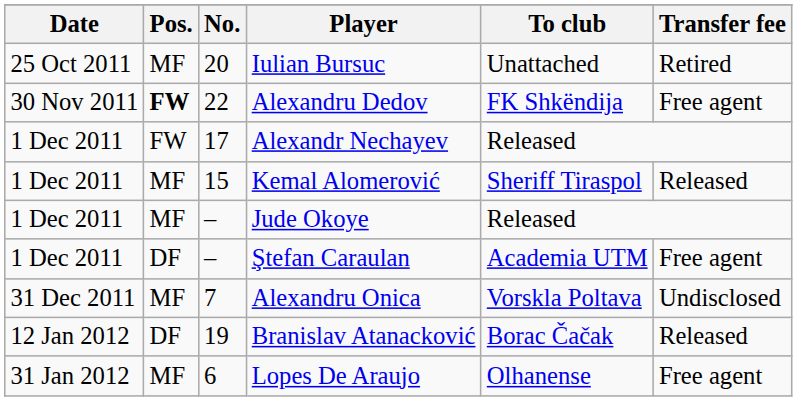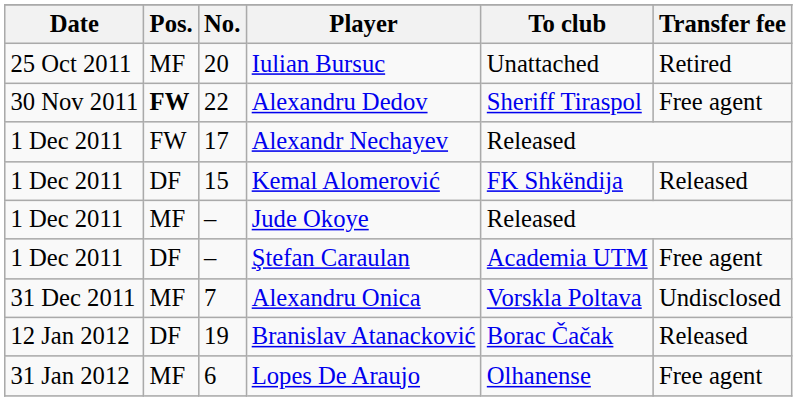(555, 102) FK Shkëndija -> (564, 102) Sheriff Tiraspol
(167, 180) MF -> (165, 180) DF
(564, 180) Sheriff Tiraspol -> (555, 180) FK Shkëndija
